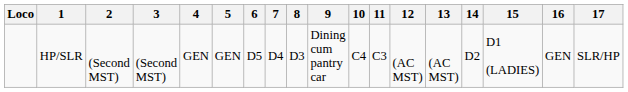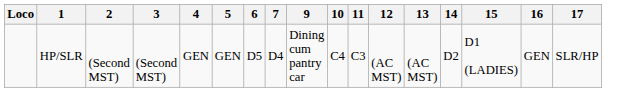- column: (297, 14)
